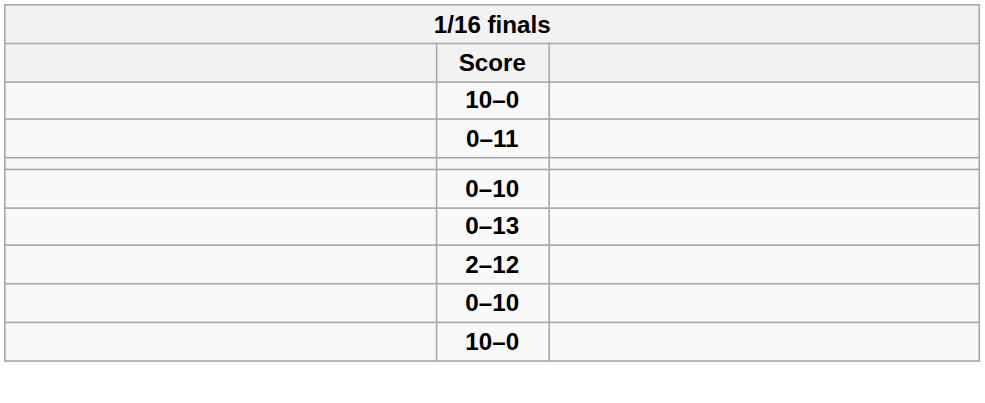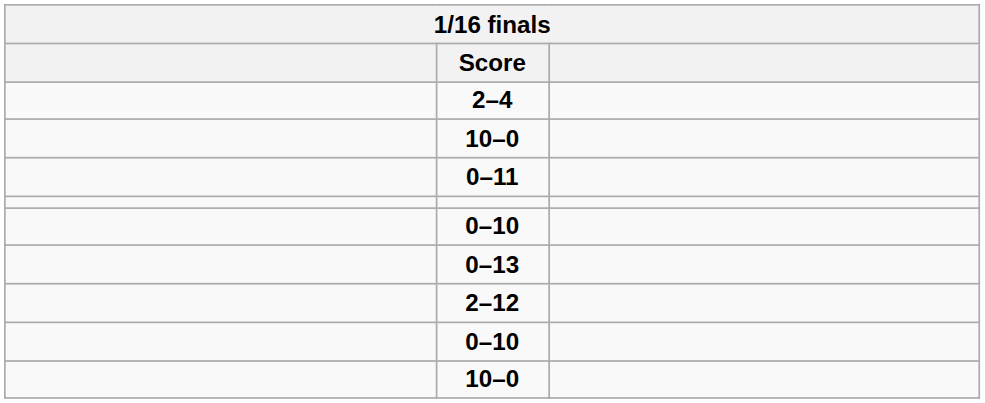+ row: (221, 101)
